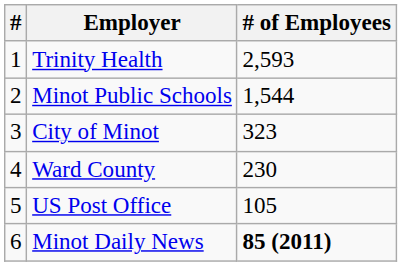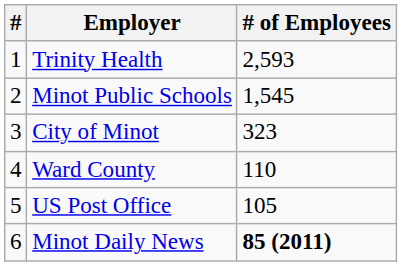(268, 95) 1,544 -> (268, 95) 1,545
(260, 168) 230 -> (259, 168) 110
